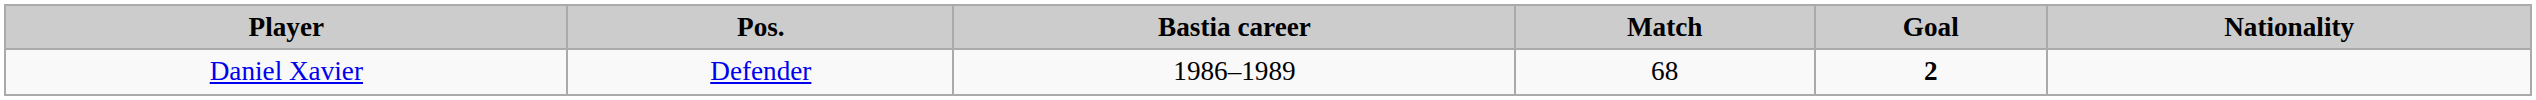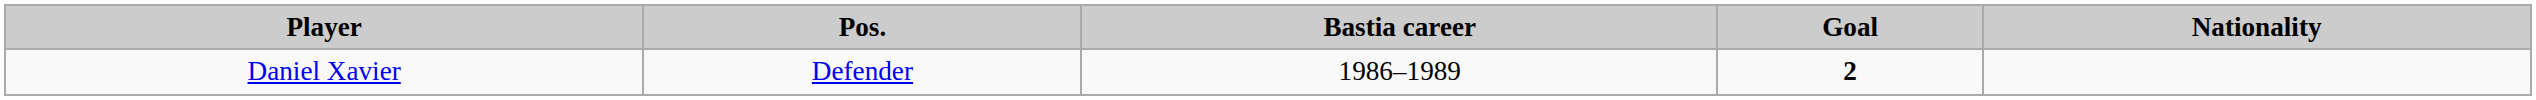- column: (1665, 26)
